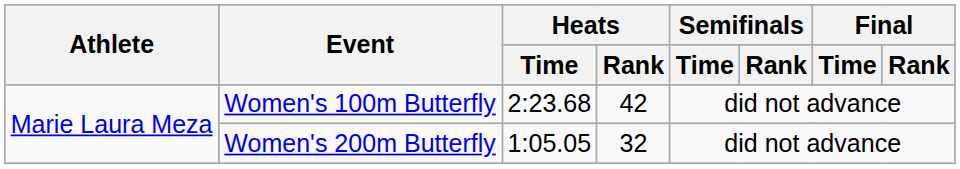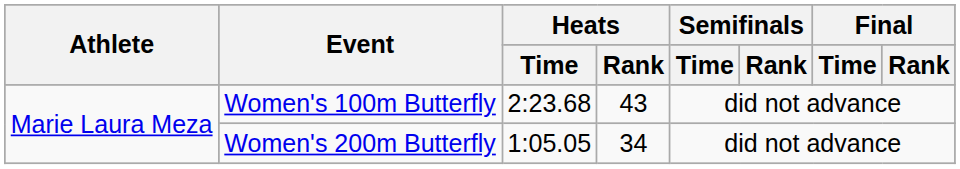(633, 104) 42 -> (633, 104) 43
(633, 144) 32 -> (633, 144) 34
